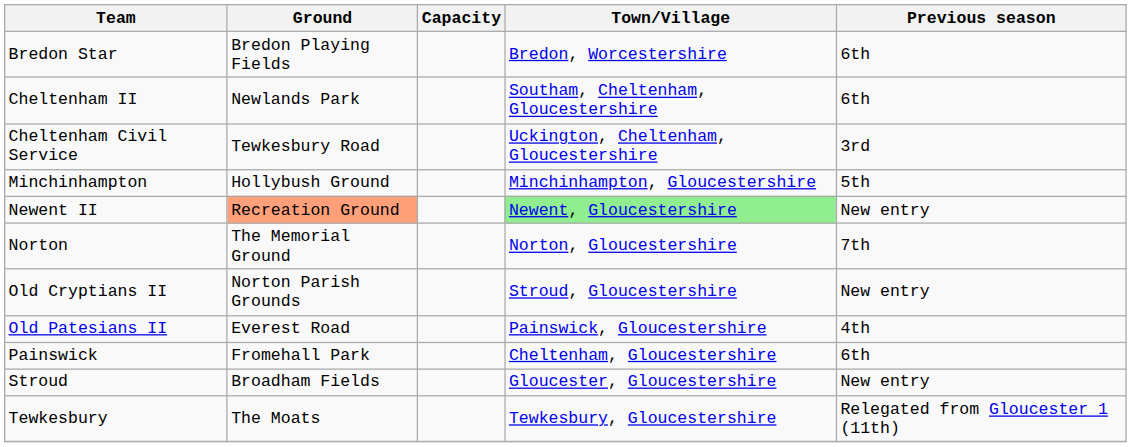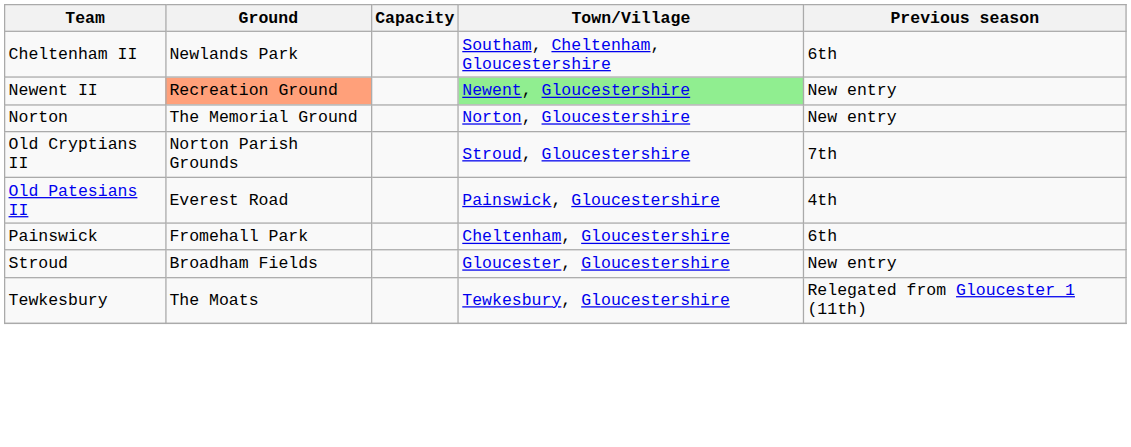- row: (63, 55)
- row: (88, 146)
- row: (78, 183)
(855, 246) 7th -> (852, 118) New entry
(885, 292) New entry -> (822, 154) 7th
